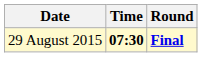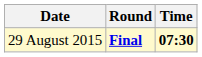columns swapped: (126, 16) <-> (172, 16)
